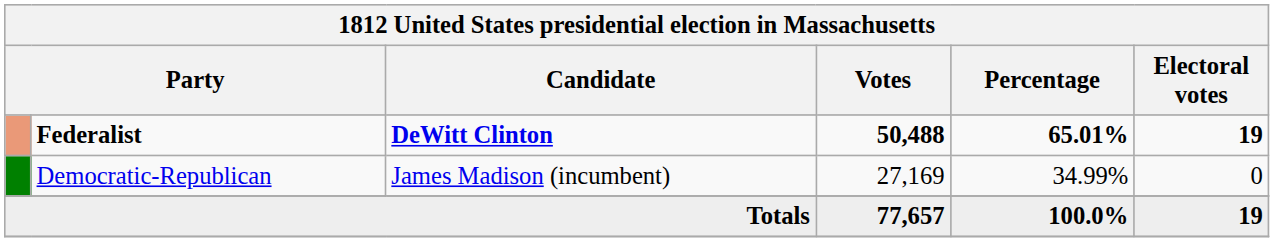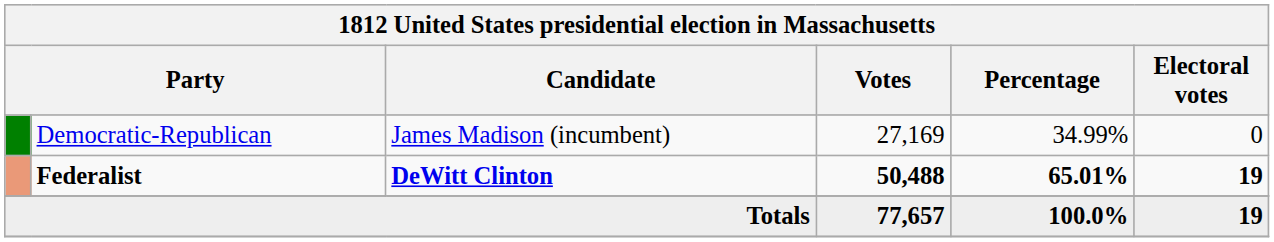rows swapped: (89, 135) <-> (154, 175)
